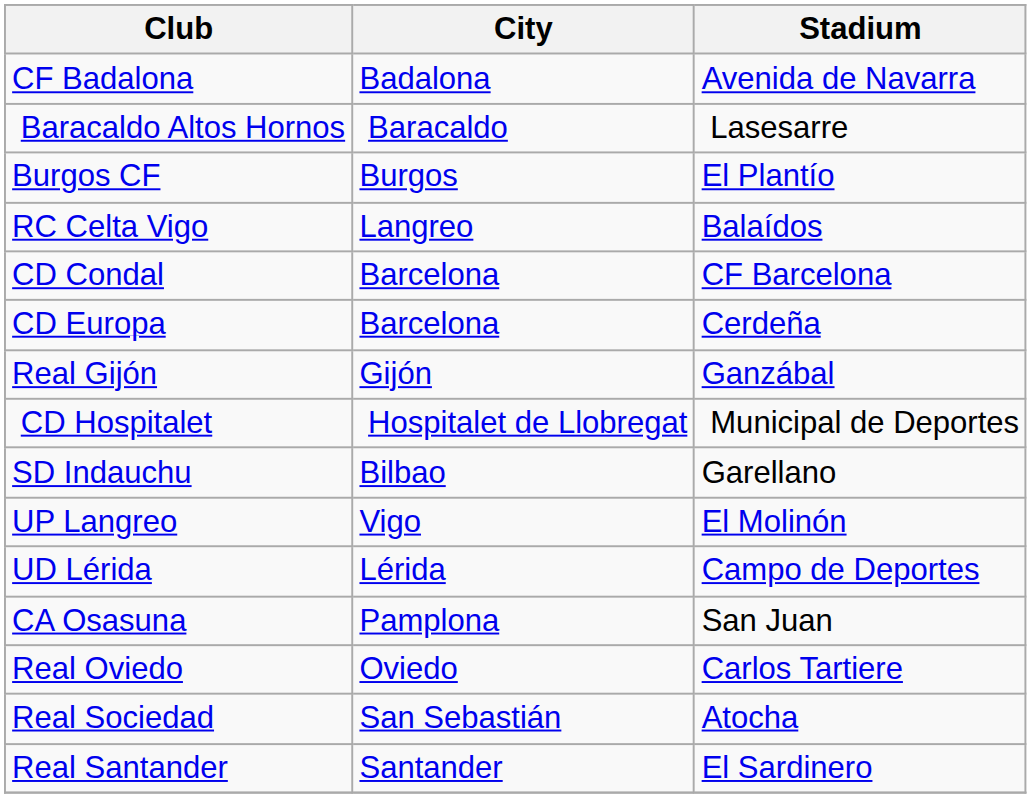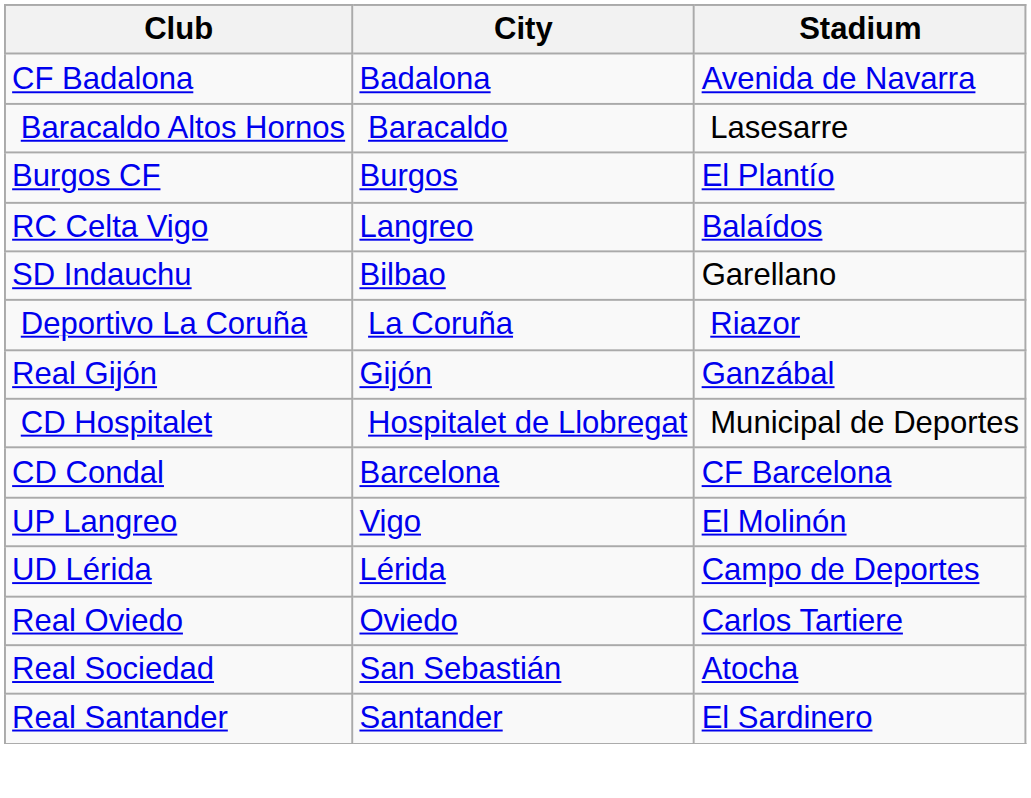rows swapped: (88, 275) <-> (102, 472)
+ row: (160, 324)
- row: (89, 324)
- row: (99, 619)
